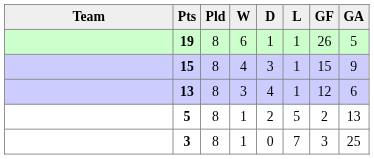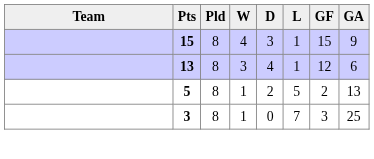- row: (187, 41)
